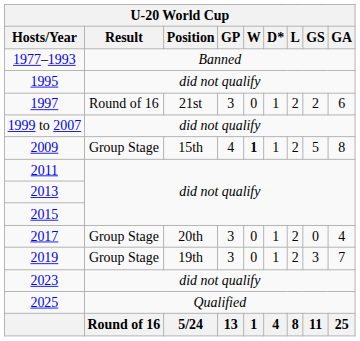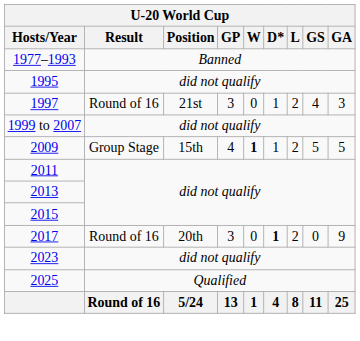(316, 103) 2 -> (316, 103) 4
(342, 103) 6 -> (342, 103) 3
(342, 147) 8 -> (342, 147) 5
(124, 236) Group Stage -> (124, 236) Round of 16
(276, 236) normal -> (276, 236) bold
(342, 236) 4 -> (342, 236) 9
- row: (44, 258)
